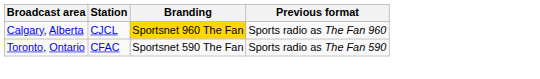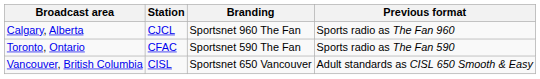(188, 30) gold background -> (245, 30) no background
+ row: (75, 64)
